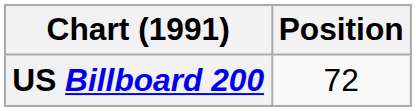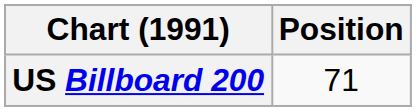(341, 79) 72 -> (341, 79) 71
